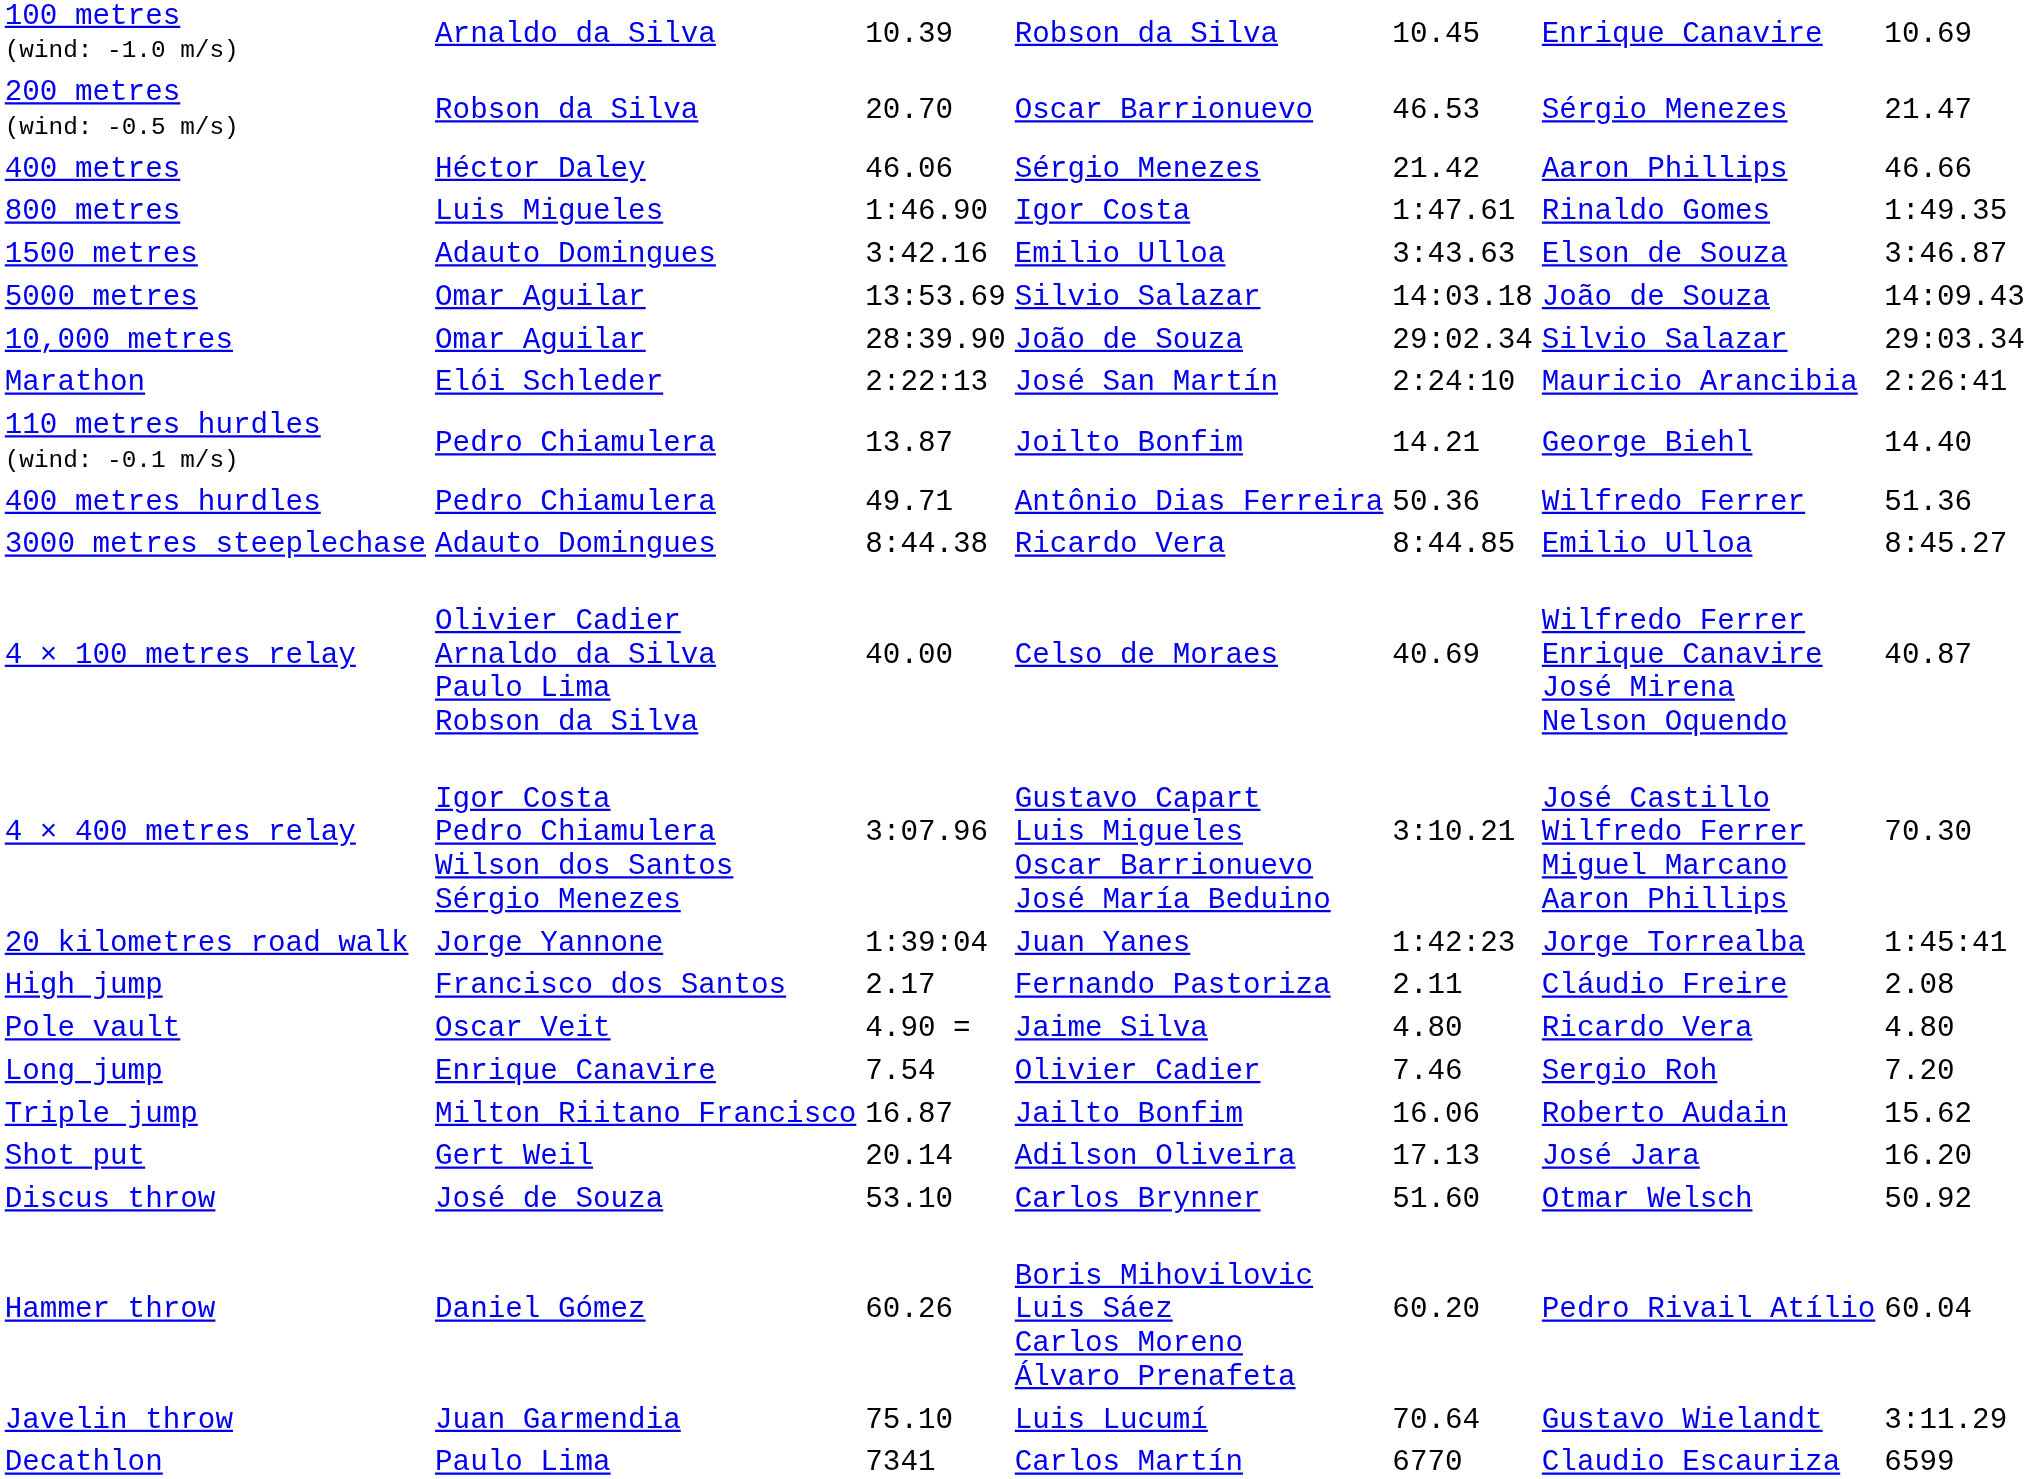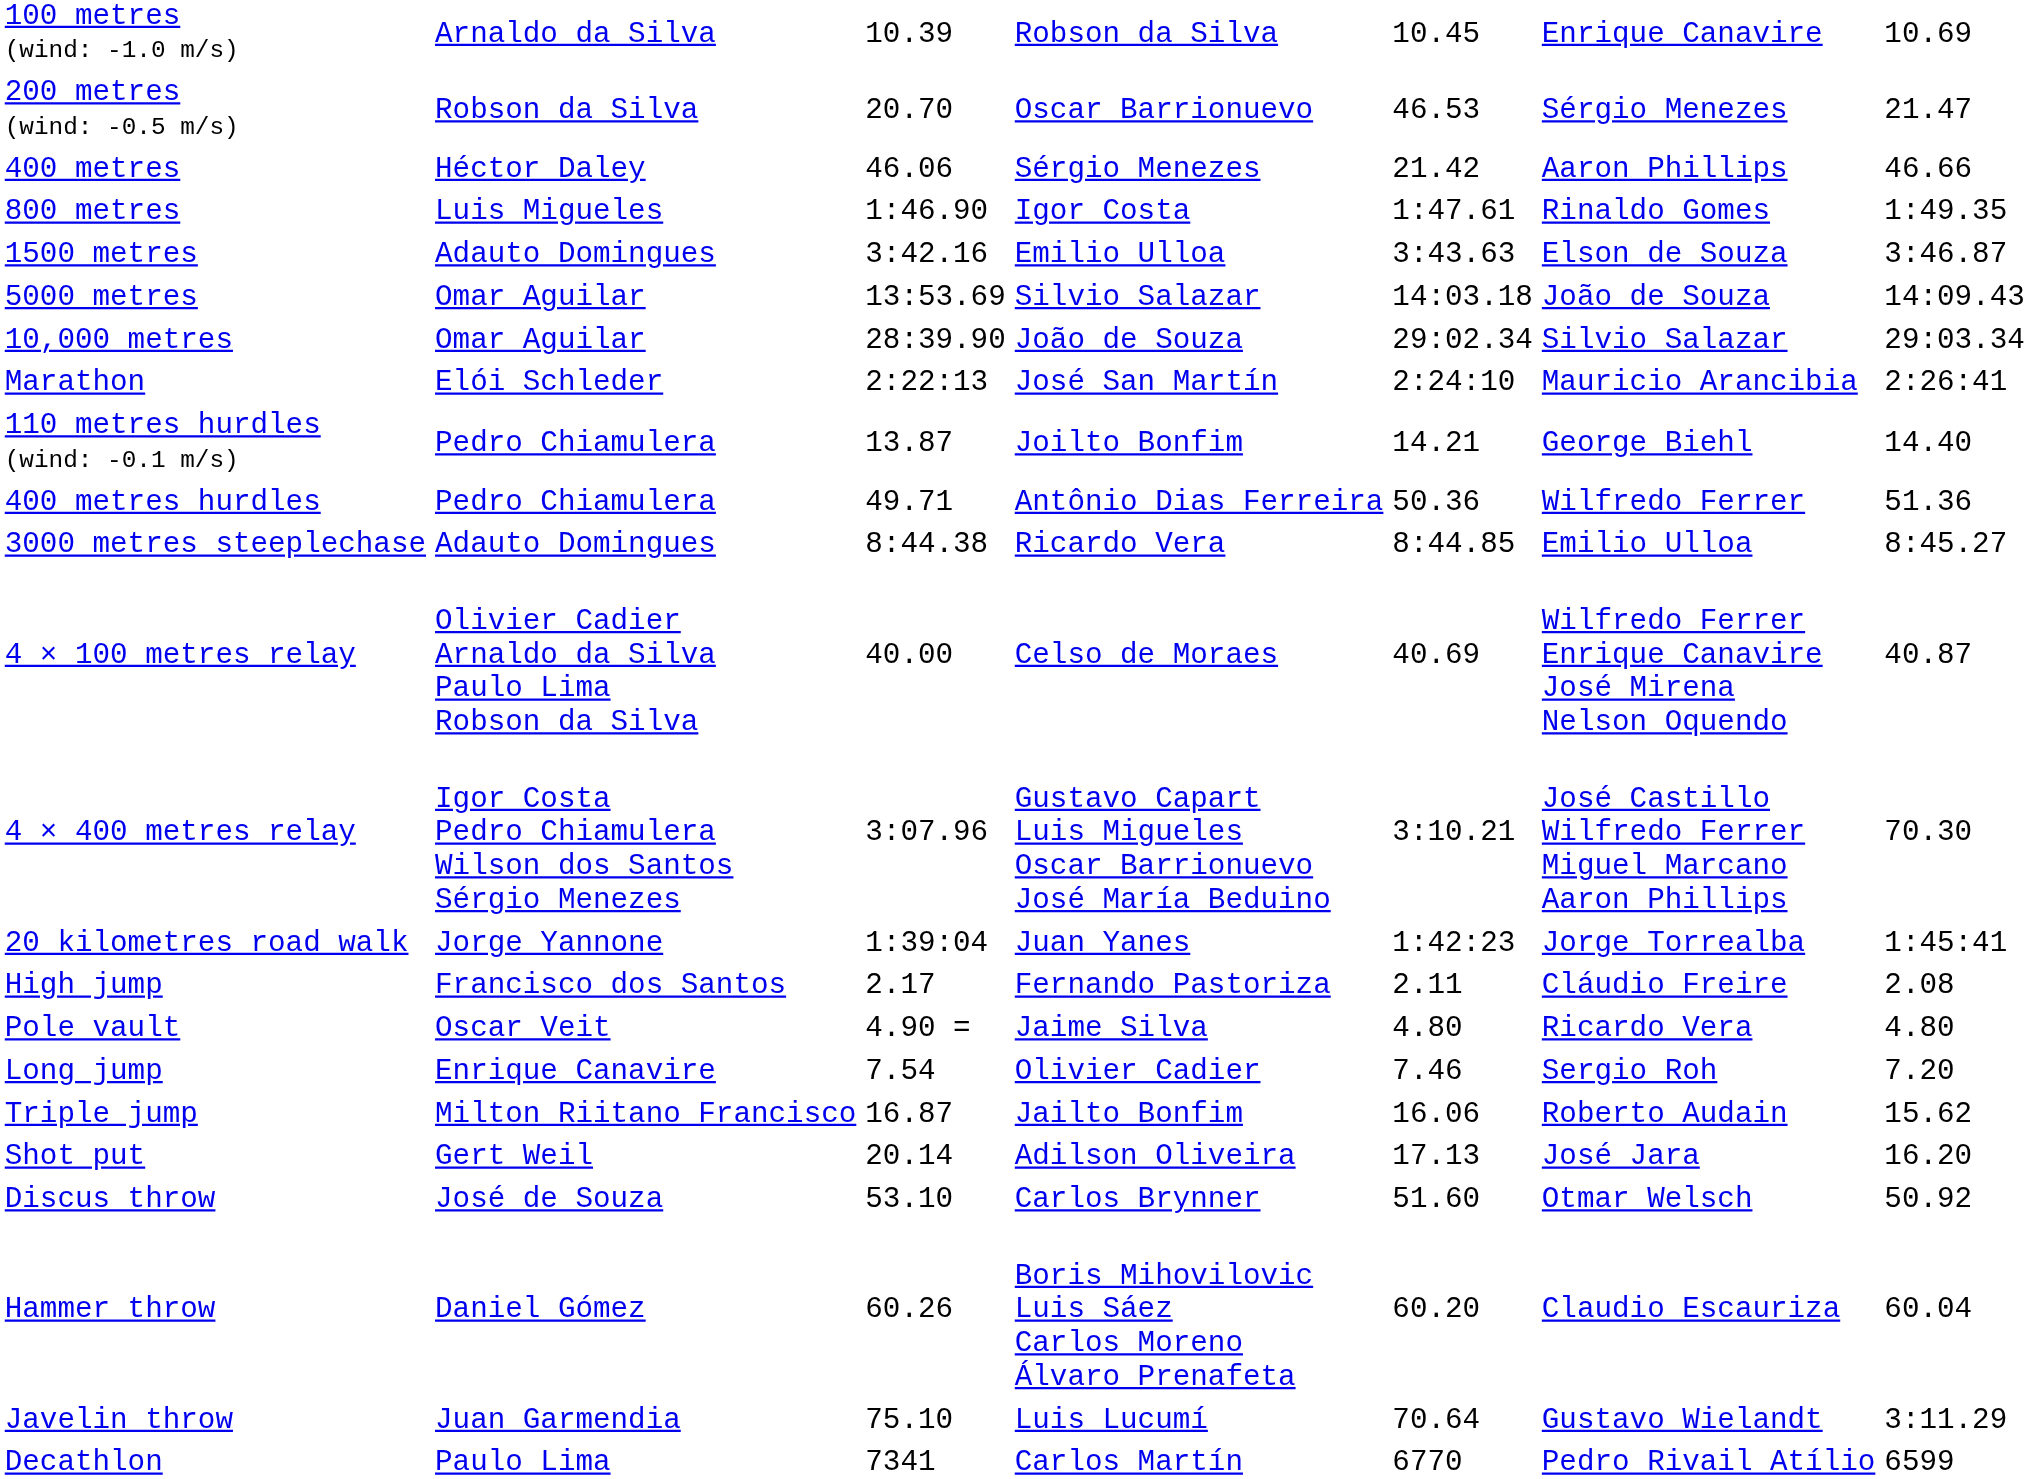(1709, 1309) Pedro Rivail Atílio -> (1691, 1309) Claudio Escauriza
(1691, 1462) Claudio Escauriza -> (1709, 1462) Pedro Rivail Atílio
